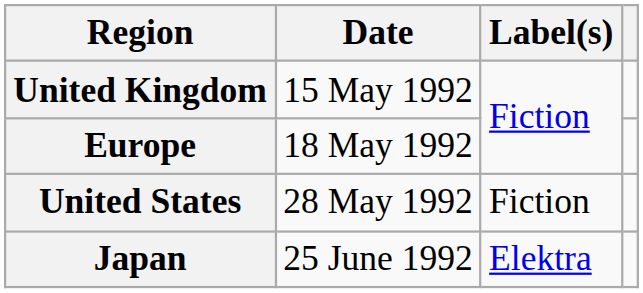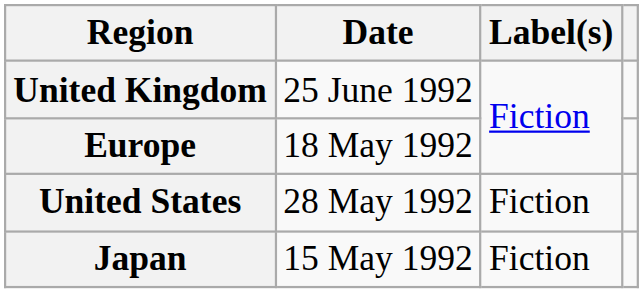(378, 88) 15 May 1992 -> (378, 88) 25 June 1992
(378, 257) 25 June 1992 -> (378, 257) 15 May 1992
(540, 257) Elektra -> (539, 257) Fiction
